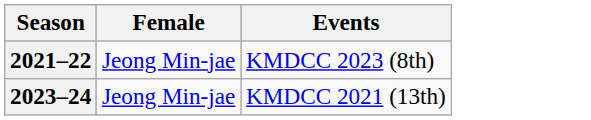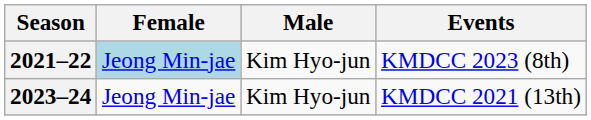+ column: (308, 22)
(169, 59) no background -> (169, 59) lightblue background
